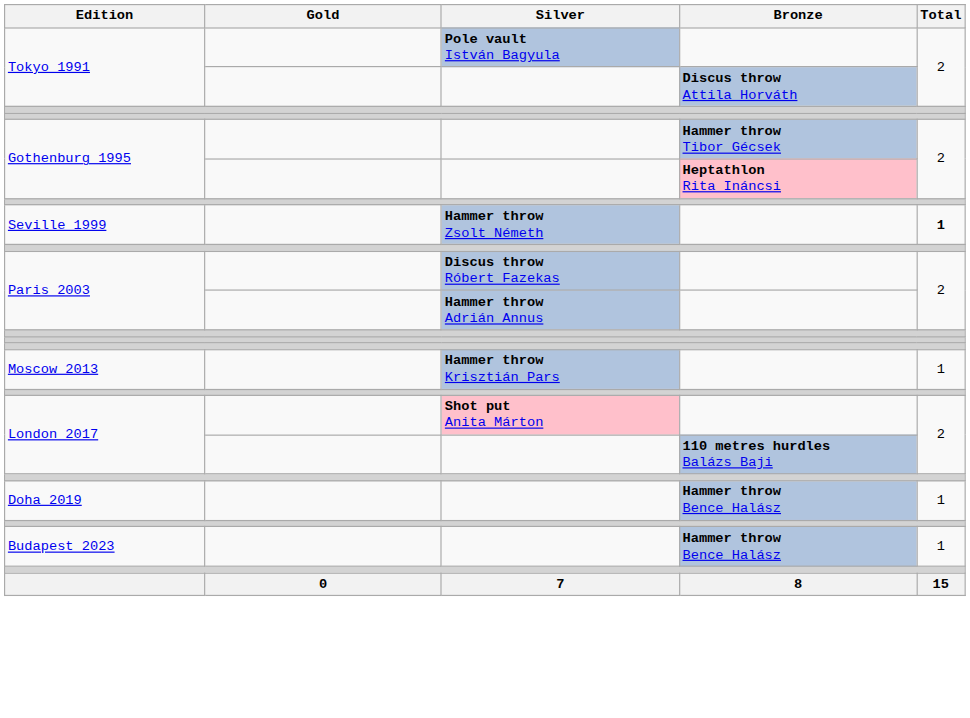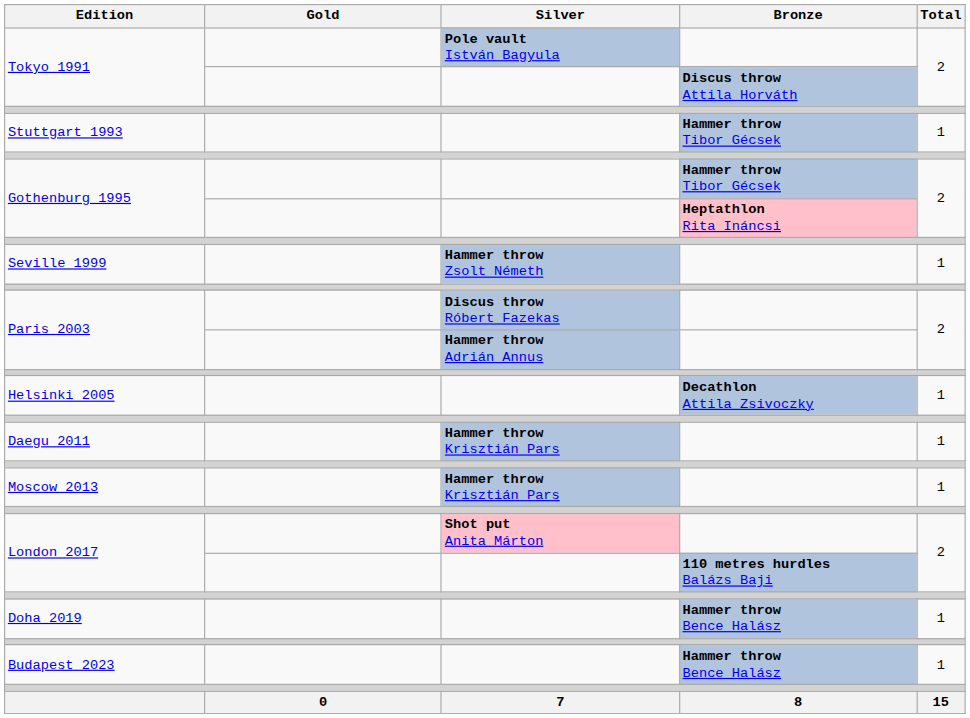+ row: (65, 132)
(941, 224) bold -> (941, 264) normal
+ row: (61, 395)
+ row: (49, 441)
